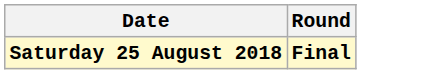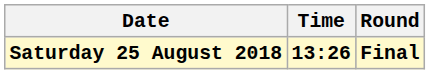+ column: (321, 21)
